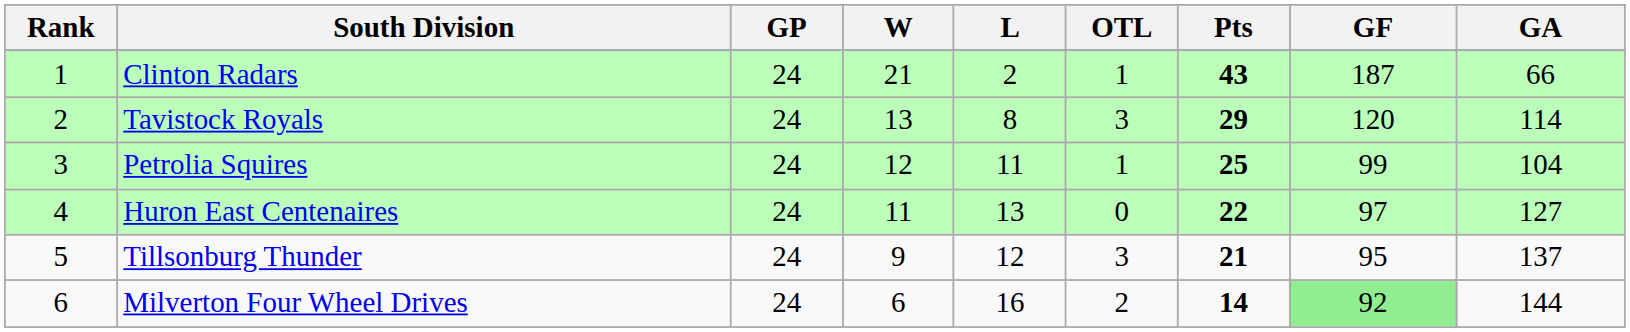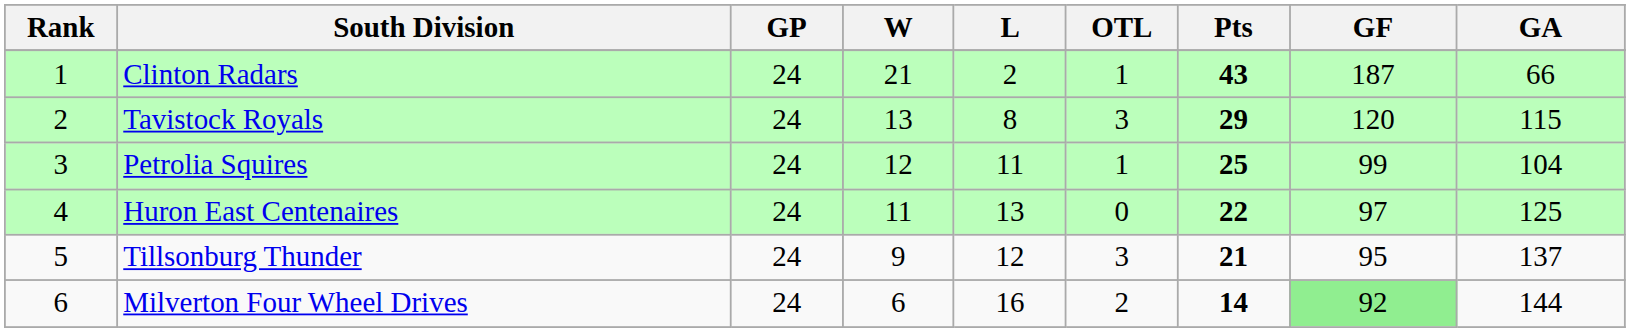(1541, 119) 114 -> (1541, 119) 115
(1541, 211) 127 -> (1541, 211) 125
